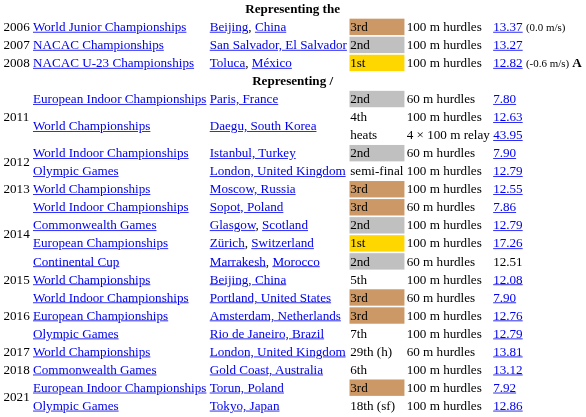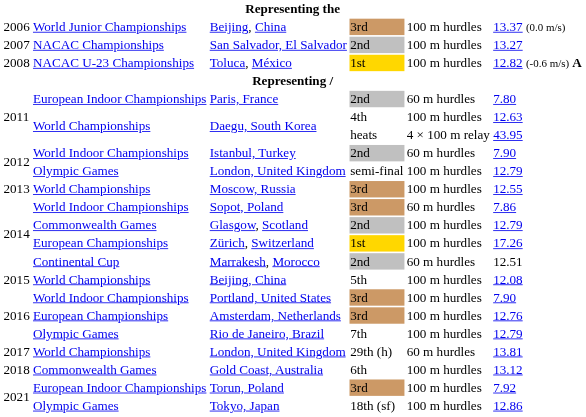(441, 297) 60 m hurdles -> (444, 297) 100 m hurdles
